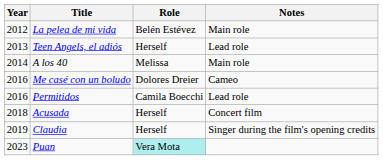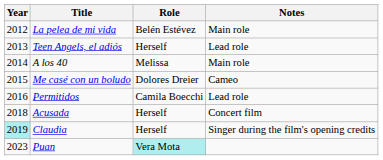(17, 79) 2016 -> (17, 79) 2015
(17, 130) no background -> (17, 130) paleturquoise background
